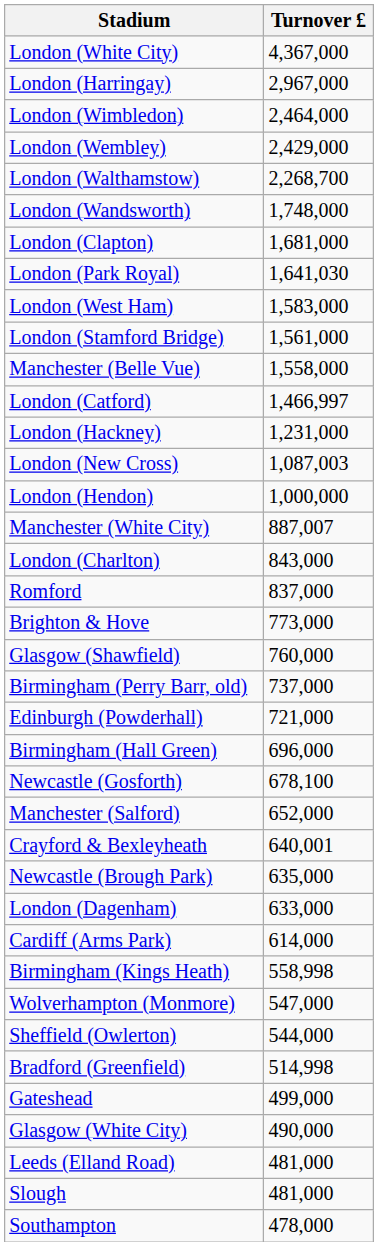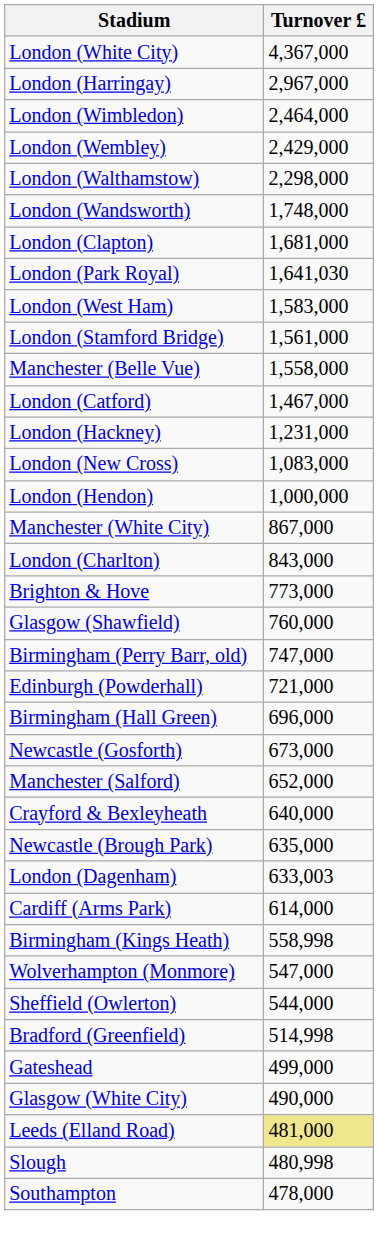(308, 178) 2,268,700 -> (308, 178) 2,298,000
(308, 400) 1,466,997 -> (308, 400) 1,467,000
(308, 464) 1,087,003 -> (308, 464) 1,083,000
(301, 527) 887,007 -> (301, 527) 867,000
- row: (45, 591)
(301, 686) 737,000 -> (301, 654) 747,000
(301, 781) 678,100 -> (301, 749) 673,000
(301, 845) 640,001 -> (301, 813) 640,000
(301, 908) 633,000 -> (301, 876) 633,003
(301, 1162) no background -> (301, 1130) khaki background
(301, 1193) 481,000 -> (301, 1162) 480,998
